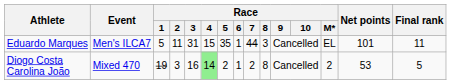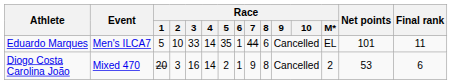(177, 44) 11 -> (178, 44) 10
(193, 44) 31 -> (194, 44) 33
(209, 44) 15 -> (210, 44) 14
(265, 44) 3 -> (266, 44) 6
(161, 66) 19 -> (161, 66) 20
(209, 66) lightgreen background -> (210, 66) no background
(252, 66) 2 -> (253, 66) 9
(419, 66) 5 -> (420, 66) 6
